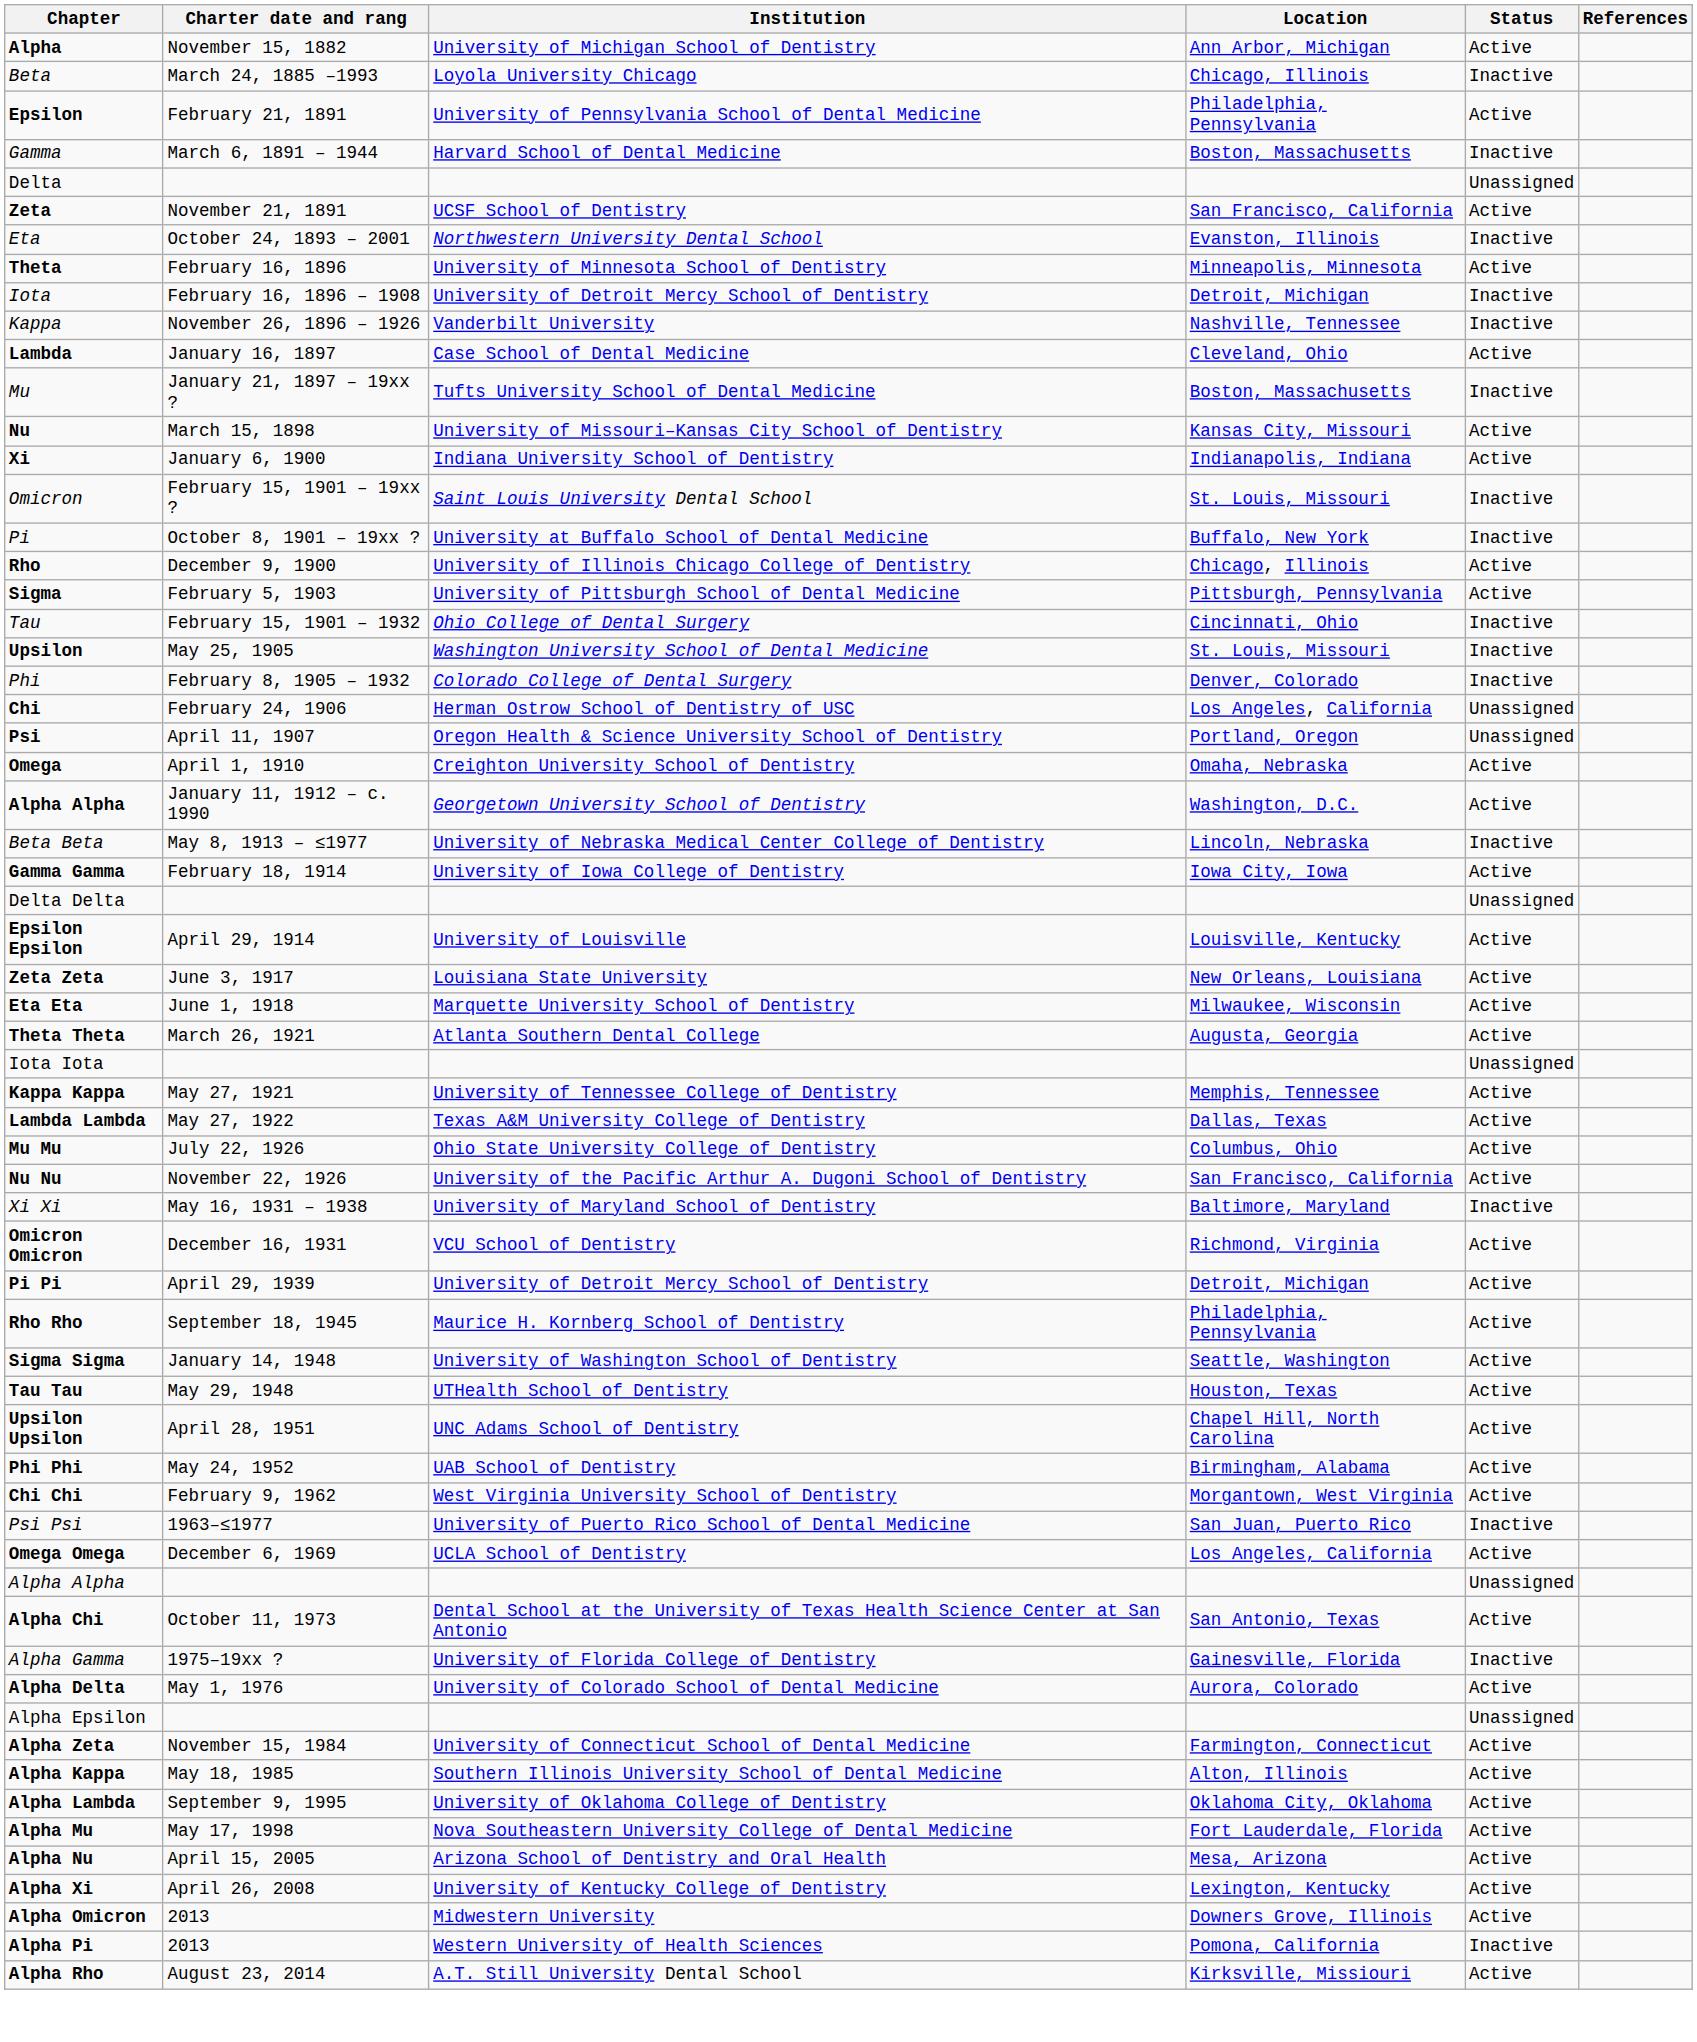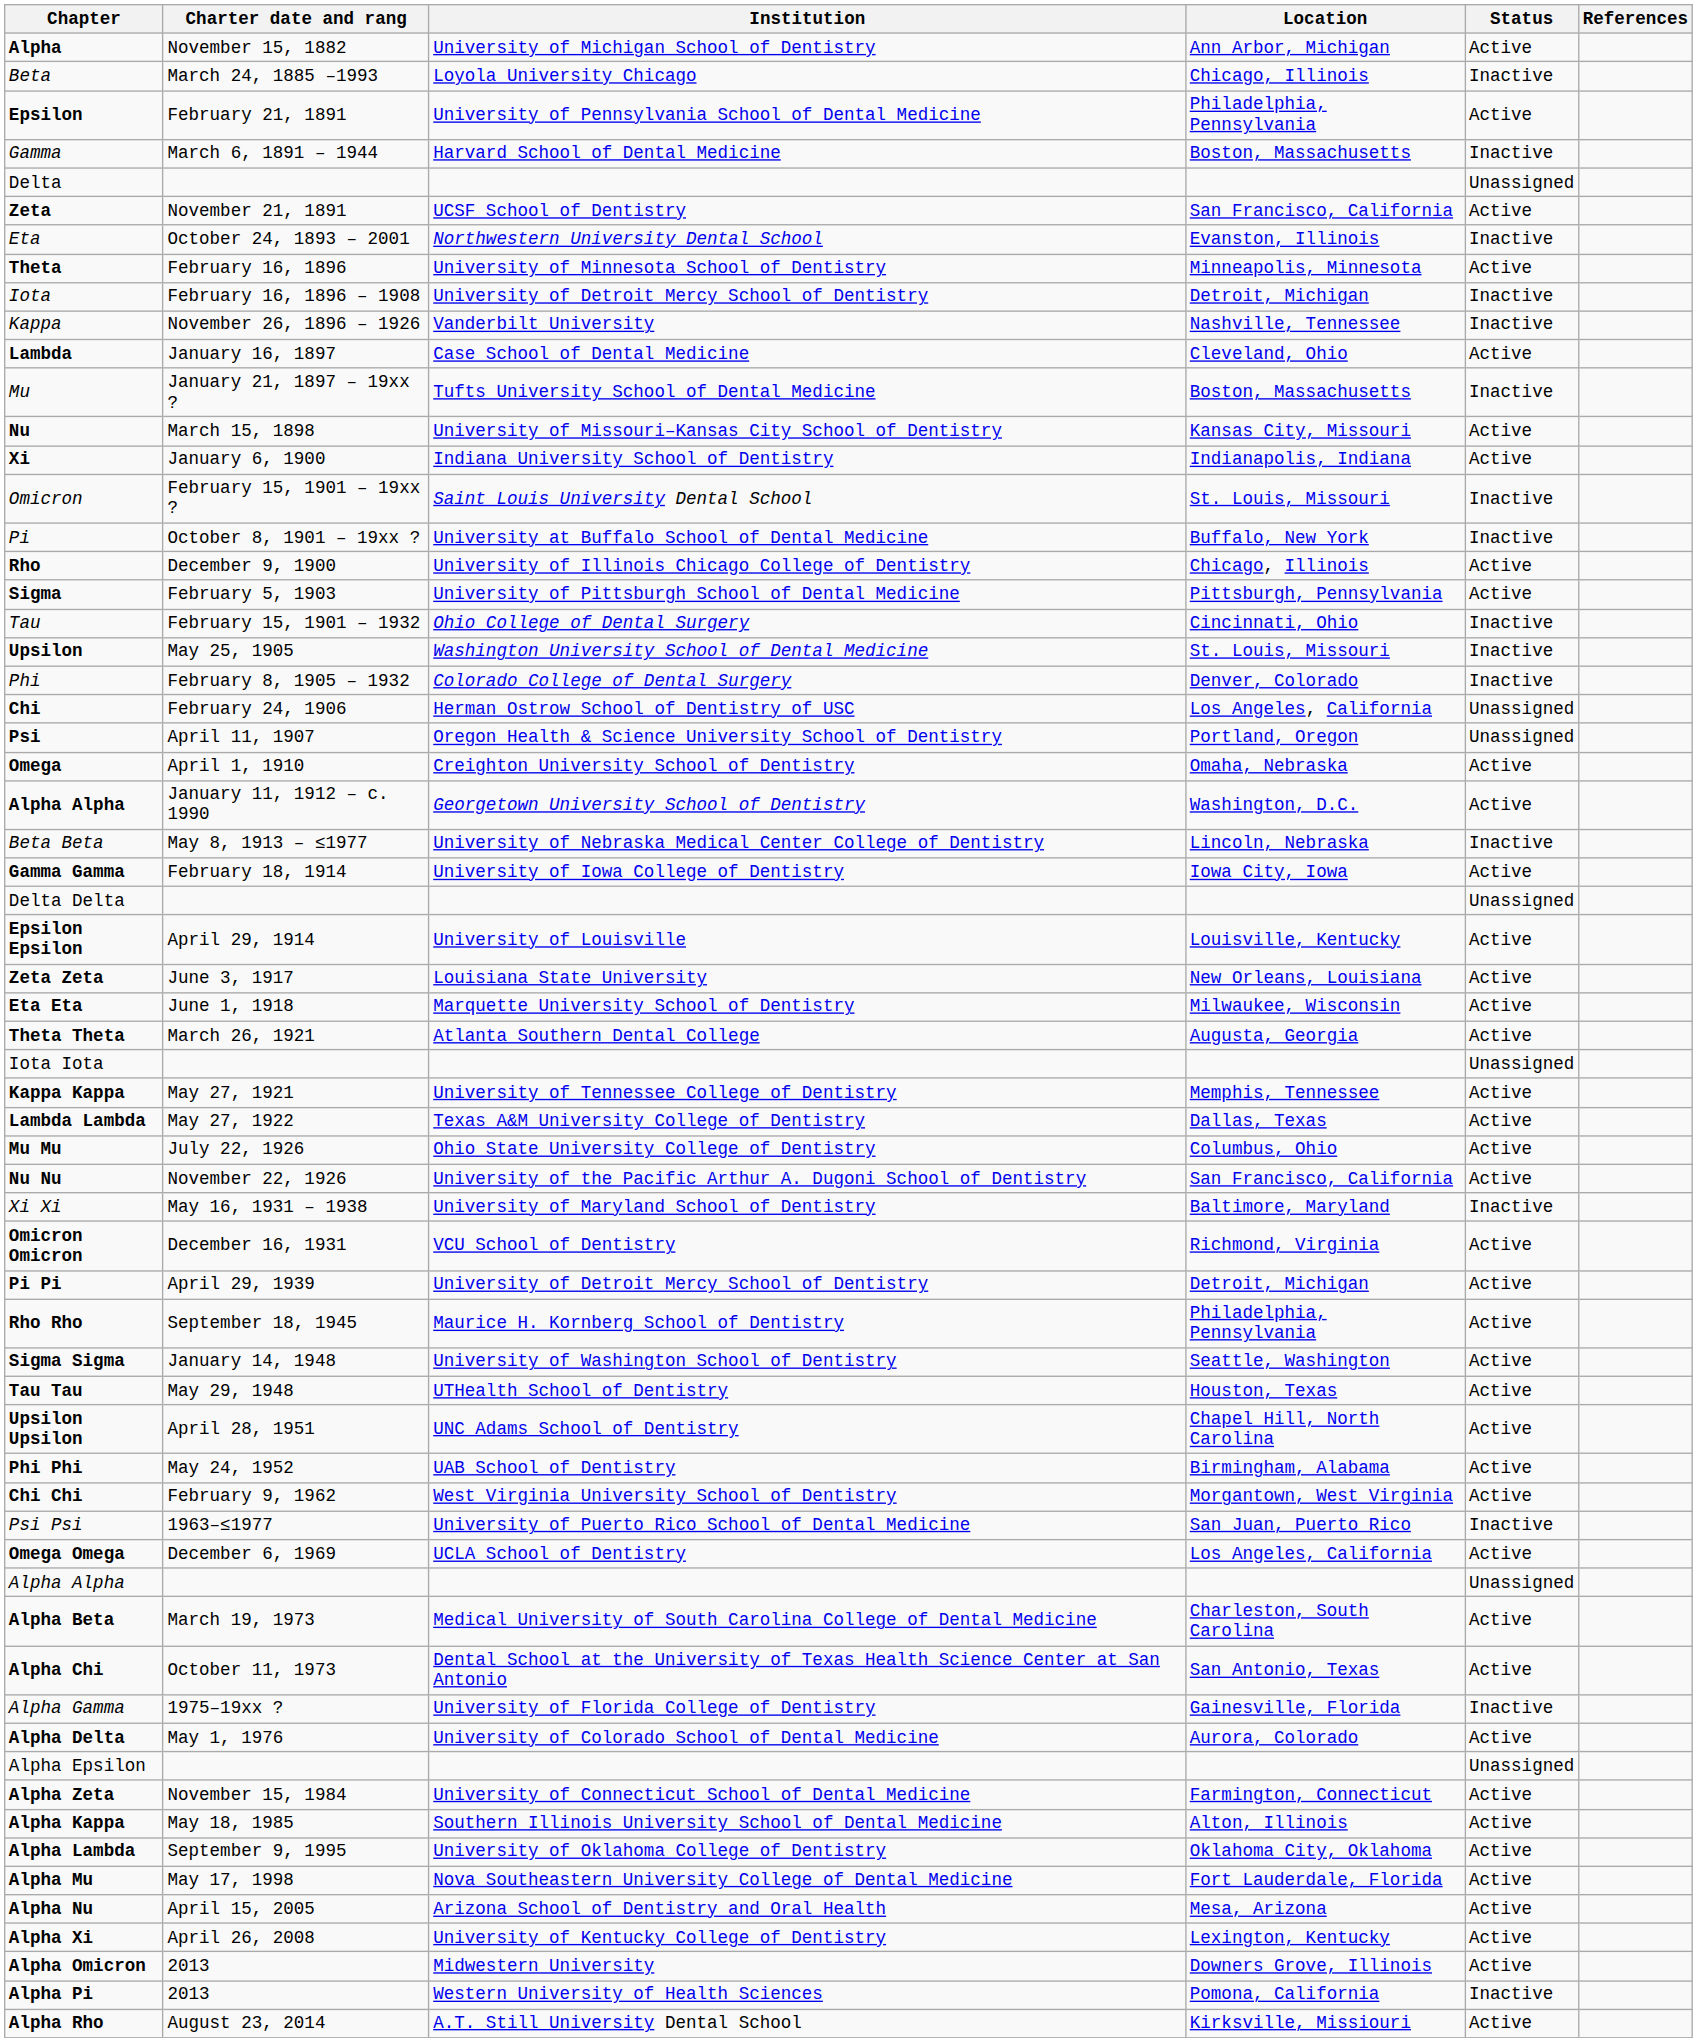+ row: (62, 1621)
